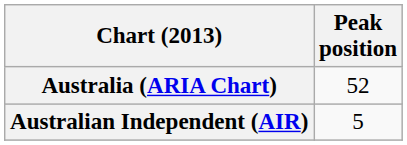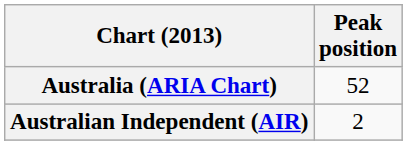(358, 121) 5 -> (358, 121) 2
